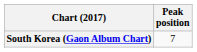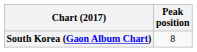(173, 39) 7 -> (173, 39) 8
